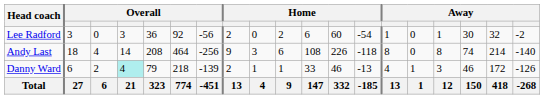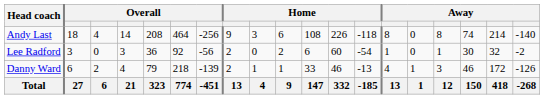rows swapped: (34, 34) <-> (29, 51)
(123, 68) paleturquoise background -> (123, 68) no background
